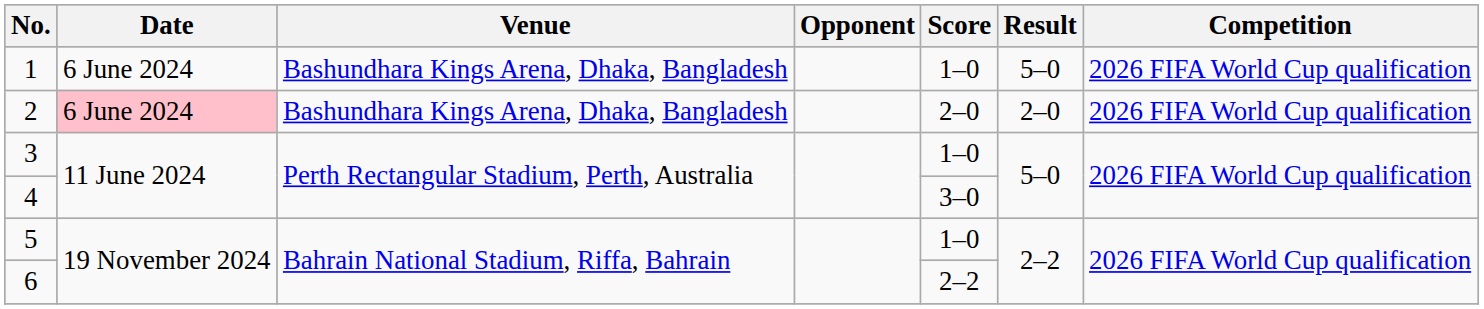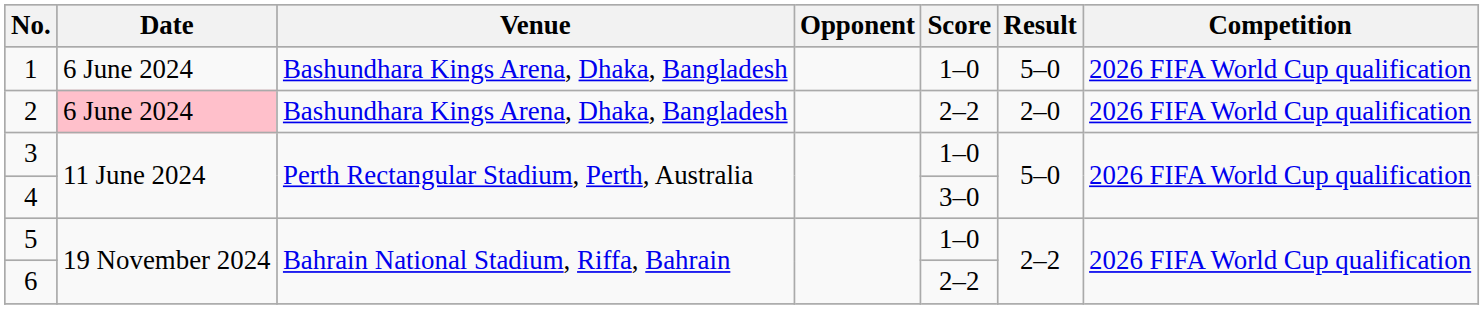(959, 111) 2–0 -> (959, 111) 2–2
